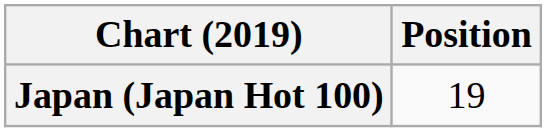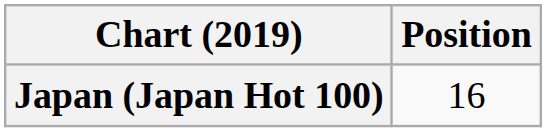(467, 94) 19 -> (467, 94) 16
